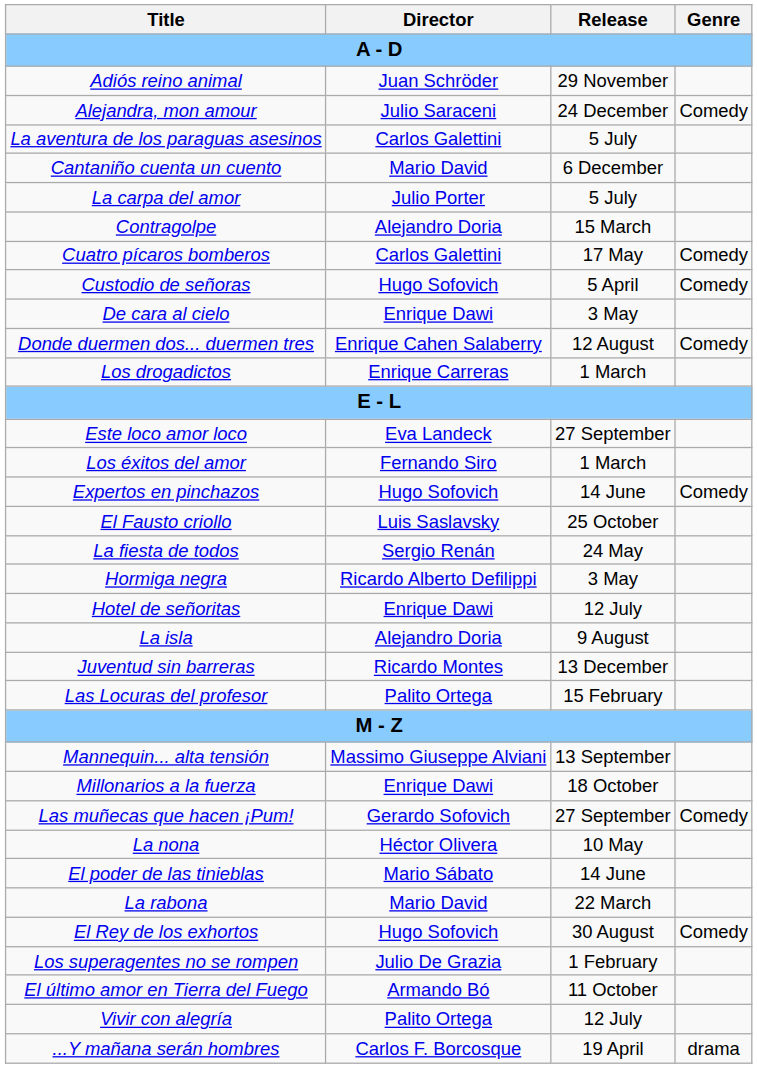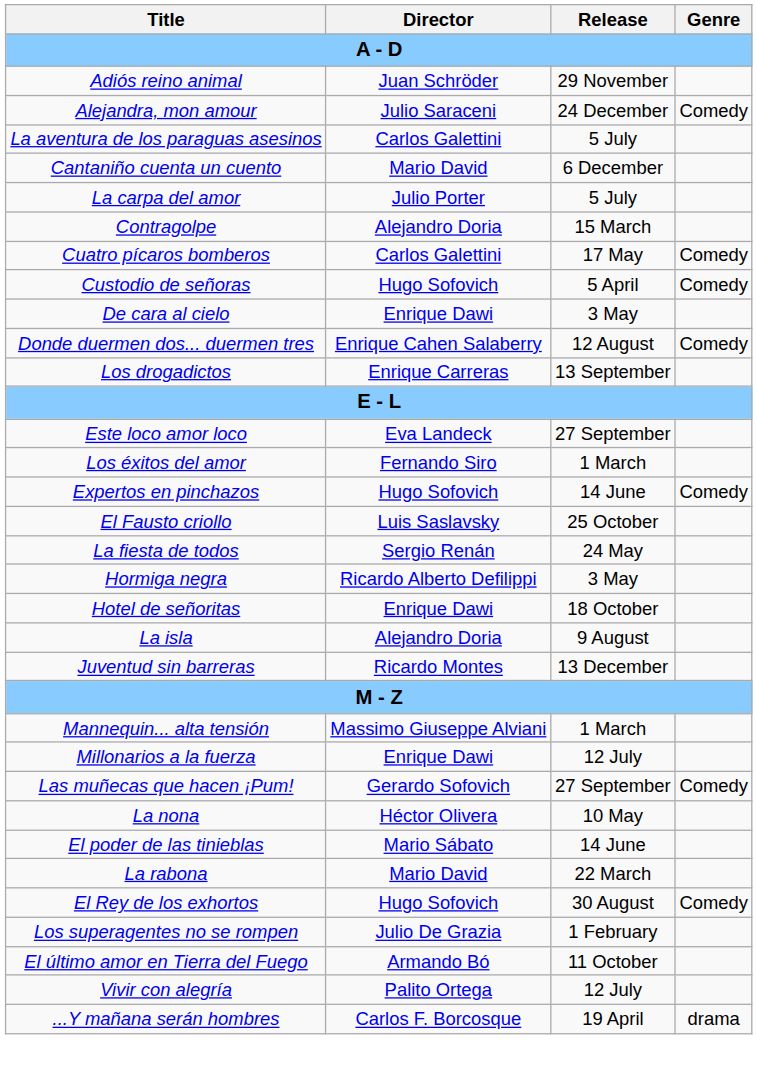(613, 372) 1 March -> (613, 372) 13 September
(613, 609) 12 July -> (613, 609) 18 October
- row: (166, 696)
(613, 757) 13 September -> (613, 728) 1 March
(613, 787) 18 October -> (613, 757) 12 July
